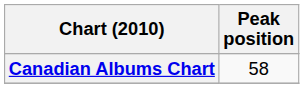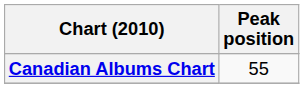(259, 68) 58 -> (259, 68) 55
